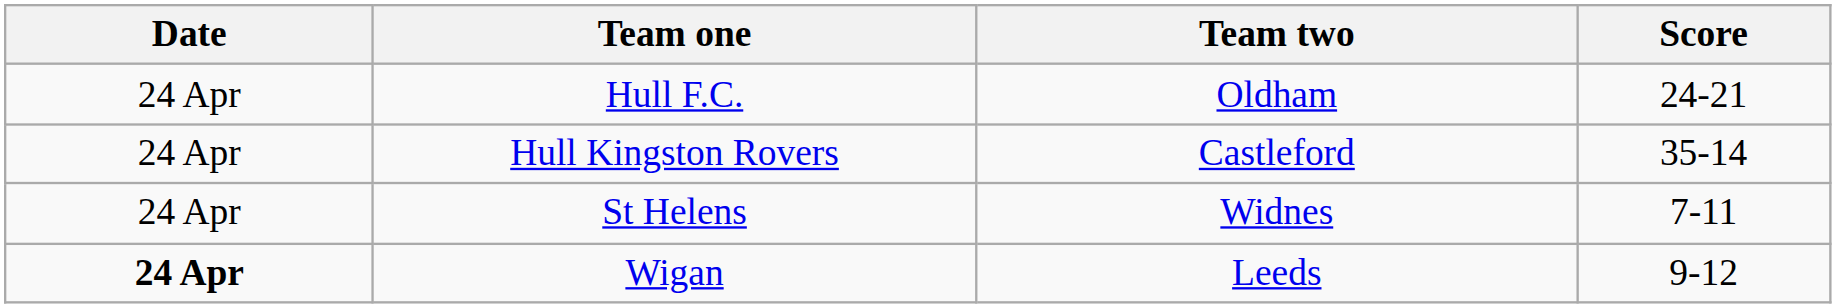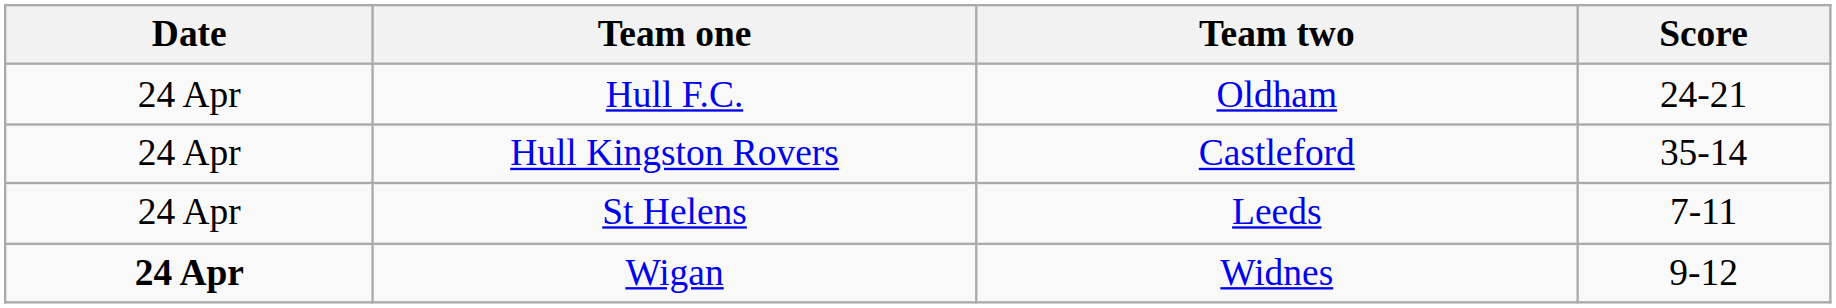(1277, 212) Widnes -> (1277, 212) Leeds
(1277, 271) Leeds -> (1277, 271) Widnes
